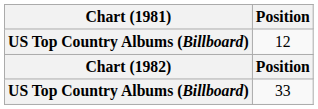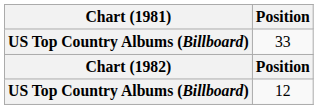rows swapped: (283, 41) <-> (283, 91)
